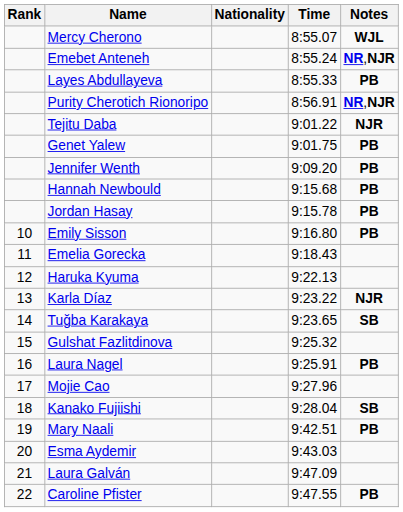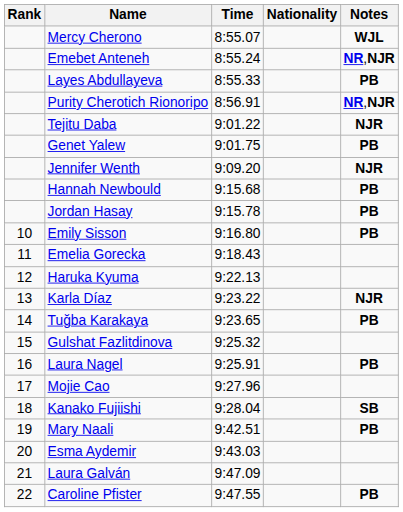columns swapped: (250, 15) <-> (314, 15)
(369, 168) PB -> (369, 168) NJR
(369, 320) SB -> (369, 320) PB
